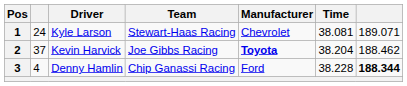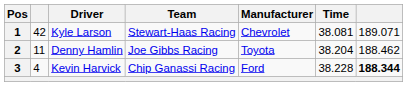(40, 32) 24 -> (40, 32) 42
(40, 50) 37 -> (39, 50) 11
(86, 50) Kevin Harvick -> (87, 50) Denny Hamlin
(259, 50) bold -> (258, 50) normal
(87, 68) Denny Hamlin -> (86, 68) Kevin Harvick
